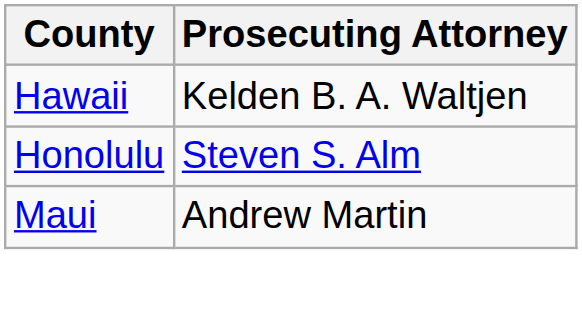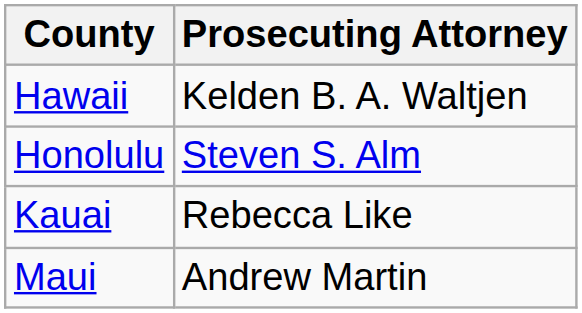+ row: (63, 215)
